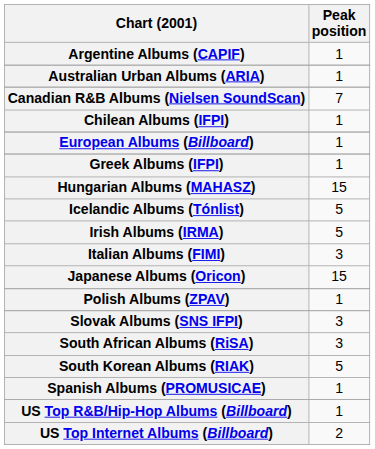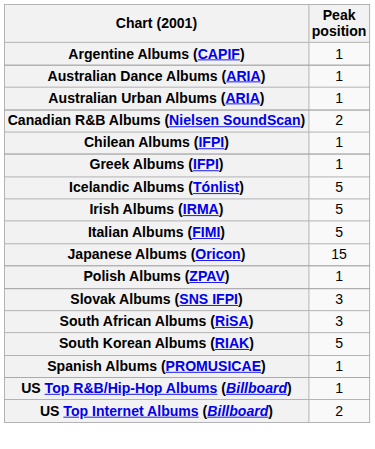+ row: (156, 76)
(339, 98) 7 -> (339, 120) 2
- row: (156, 143)
- row: (156, 187)
(339, 254) 3 -> (339, 232) 5
